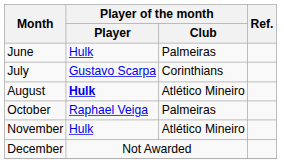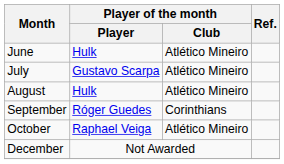(189, 52) Palmeiras -> (207, 52) Atlético Mineiro
(192, 71) Corinthians -> (207, 71) Atlético Mineiro
(82, 91) bold -> (84, 91) normal
+ row: (37, 110)
(189, 110) Palmeiras -> (207, 129) Atlético Mineiro
- row: (35, 129)
